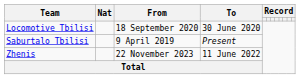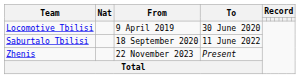(157, 28) 18 September 2020 -> (145, 28) 9 April 2019
(145, 41) 9 April 2019 -> (157, 41) 18 September 2020
(219, 41) Present -> (231, 41) 11 June 2022
(231, 54) 11 June 2022 -> (219, 54) Present
